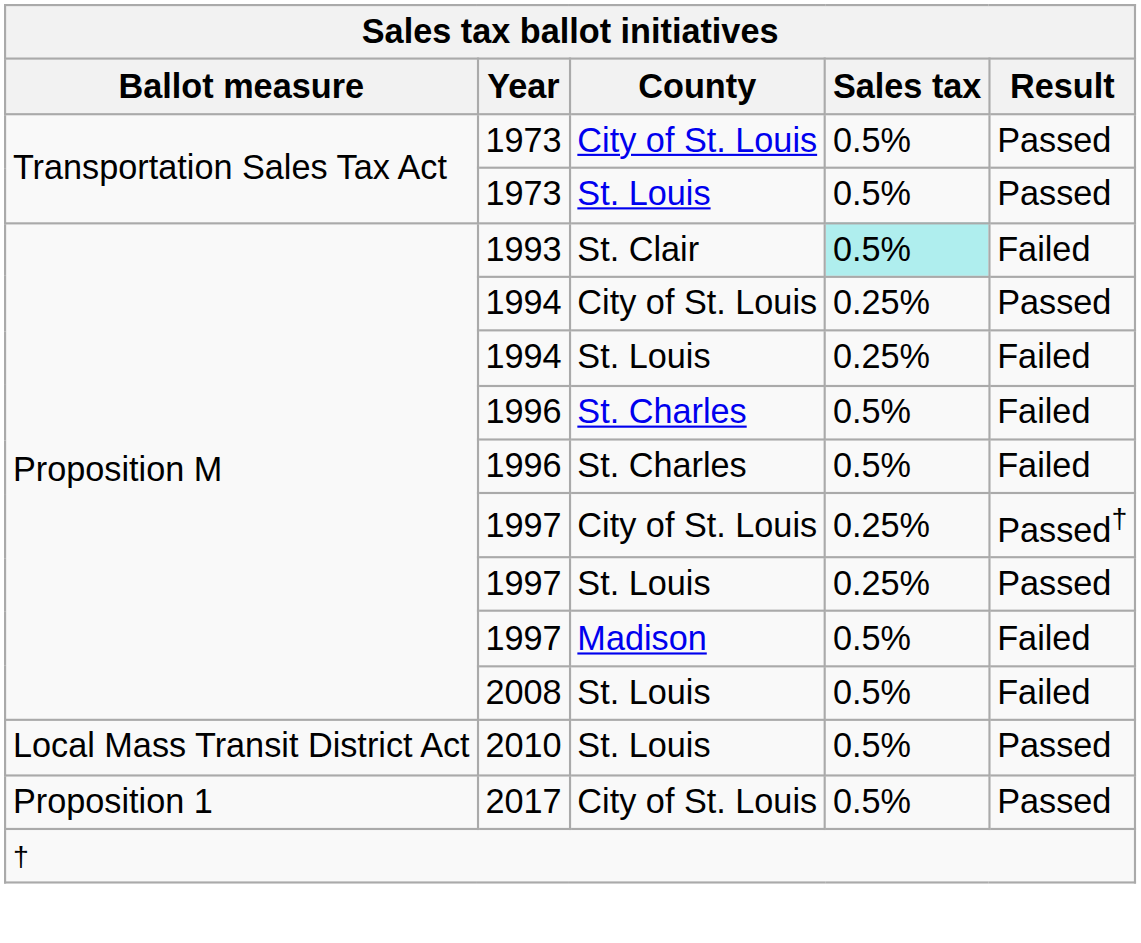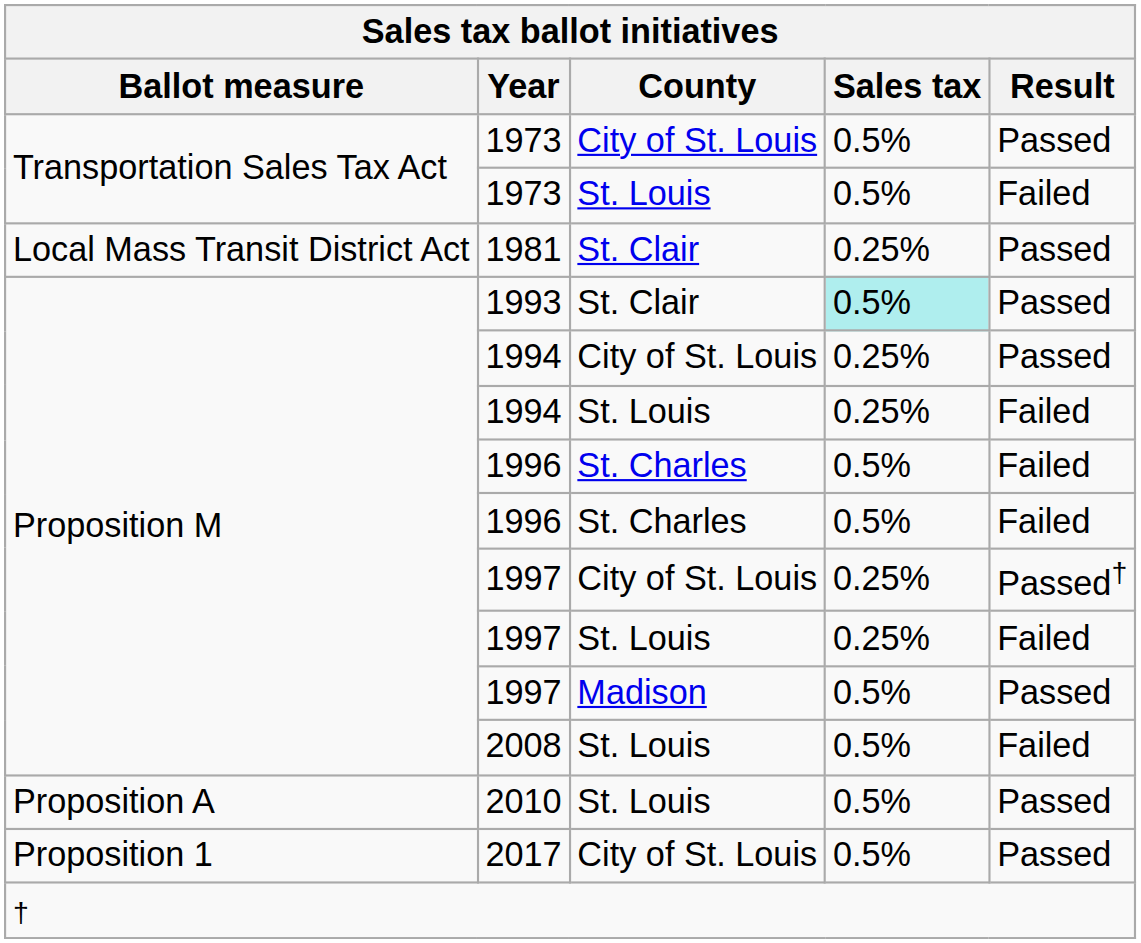(1054, 194) Passed -> (1044, 194) Failed
+ row: (523, 248)
(1044, 248) Failed -> (1054, 303) Passed
(1054, 583) Passed -> (1044, 638) Failed
(1044, 638) Failed -> (1054, 692) Passed
(241, 746) Local Mass Transit District Act -> (114, 801) Proposition A
